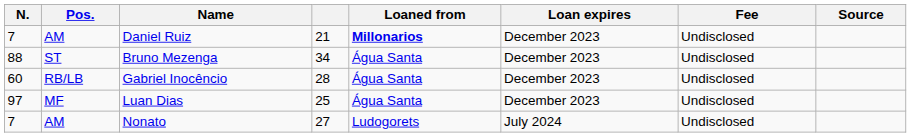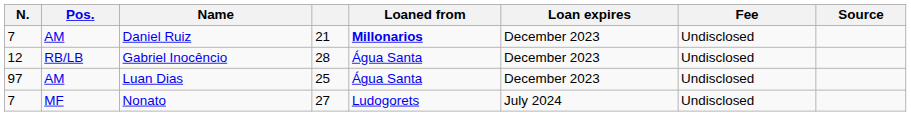- row: (170, 57)
(15, 79) 60 -> (15, 57) 12
(54, 100) MF -> (54, 79) AM
(54, 121) AM -> (54, 100) MF
